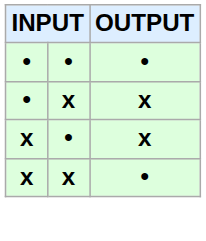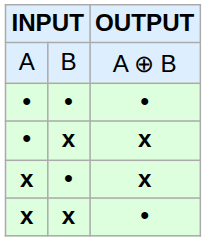+ row: (27, 62)
